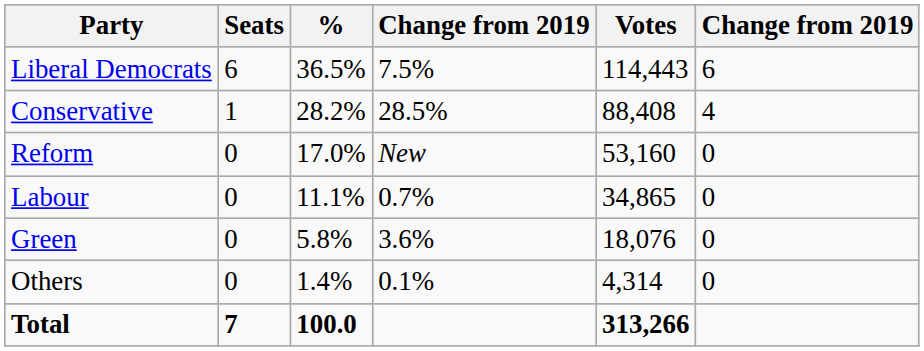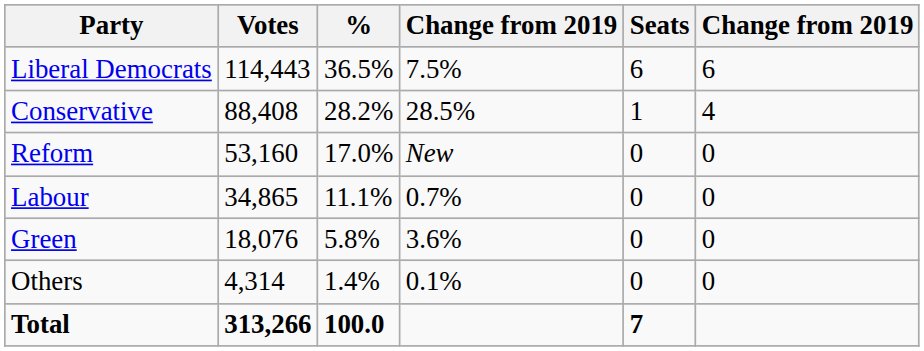columns swapped: (646, 25) <-> (254, 25)
